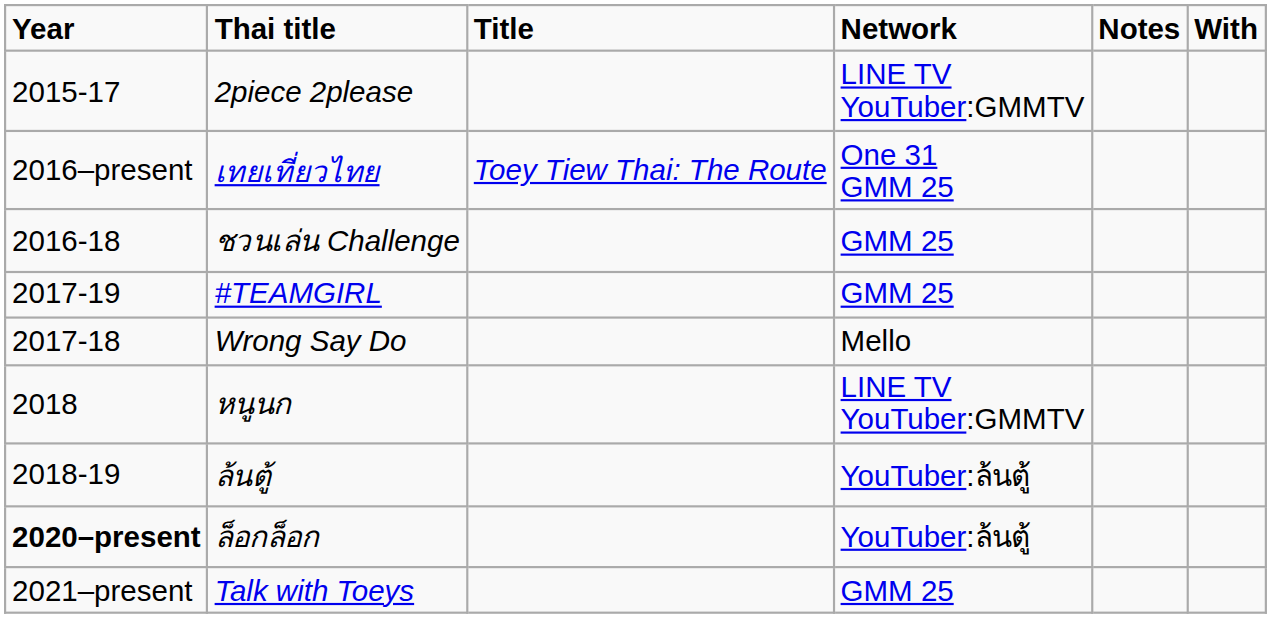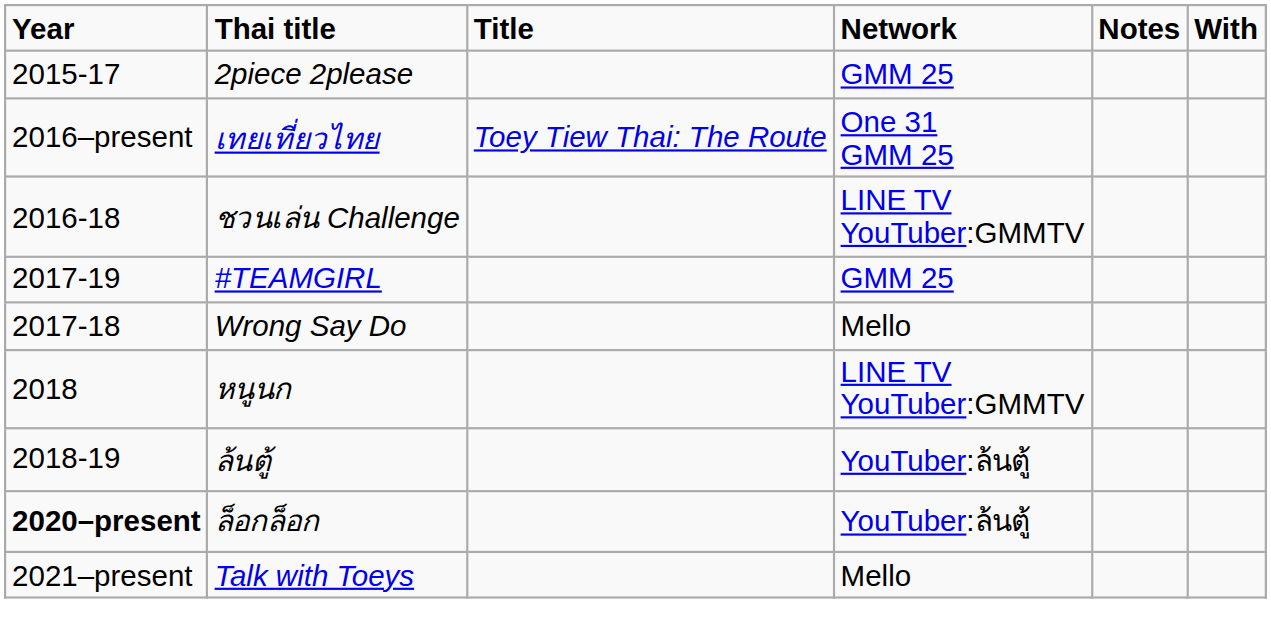(962, 91) LINE TV YouTuber:GMMTV -> (897, 74) GMM 25
(897, 240) GMM 25 -> (962, 216) LINE TV YouTuber:GMMTV
(897, 590) GMM 25 -> (876, 575) Mello
